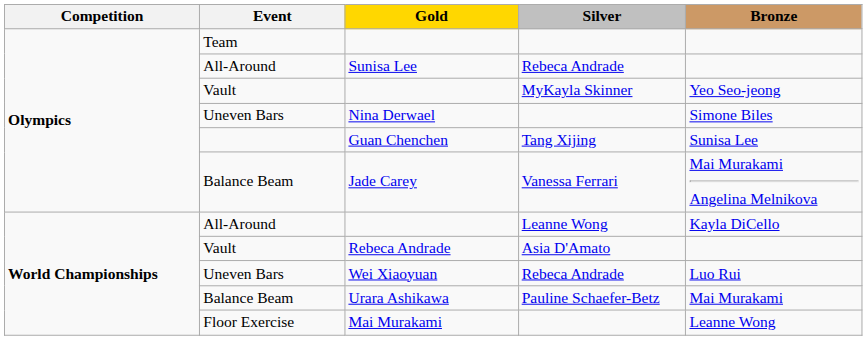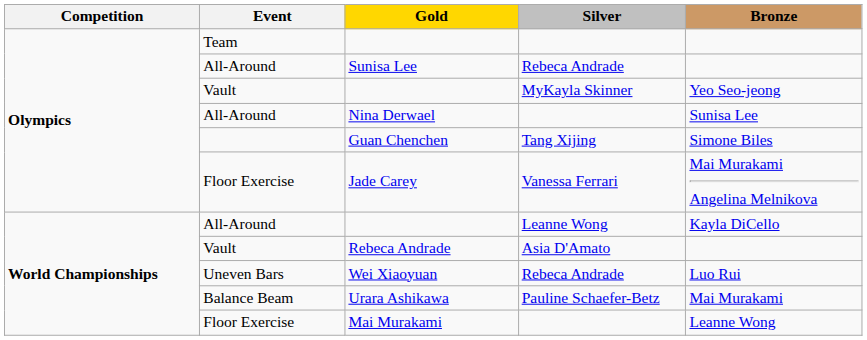(244, 115) Uneven Bars -> (239, 115) All-Around
(731, 115) Simone Biles -> (724, 115) Sunisa Lee
(724, 139) Sunisa Lee -> (731, 139) Simone Biles
(248, 181) Balance Beam -> (249, 181) Floor Exercise
